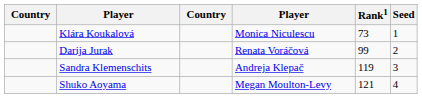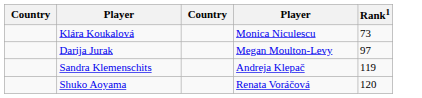- column: (404, 14)
(272, 50) Renata Voráčová -> (284, 50) Megan Moulton-Levy
(363, 50) 99 -> (366, 50) 97
(283, 85) Megan Moulton-Levy -> (273, 85) Renata Voráčová
(366, 85) 121 -> (368, 85) 120
